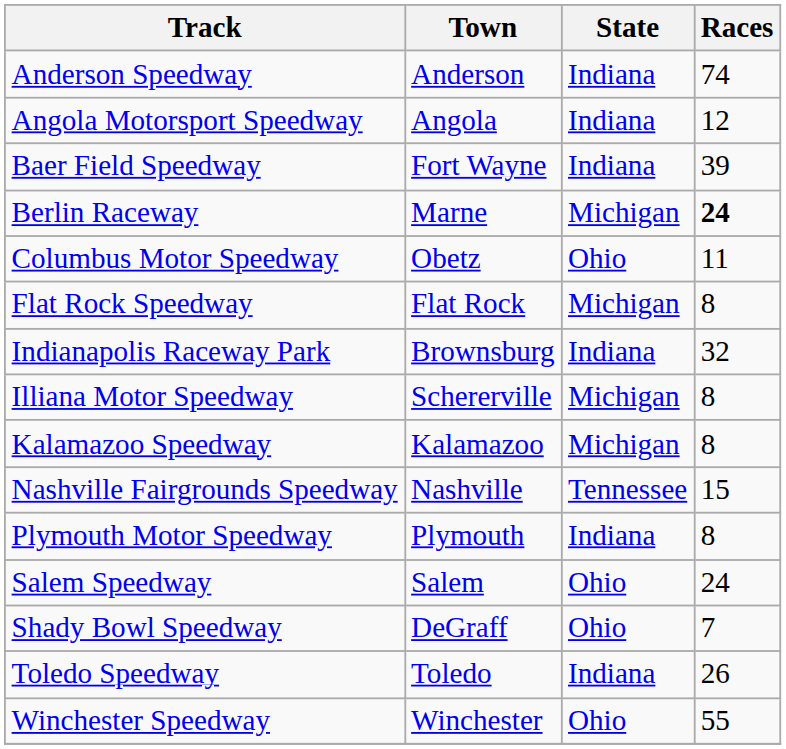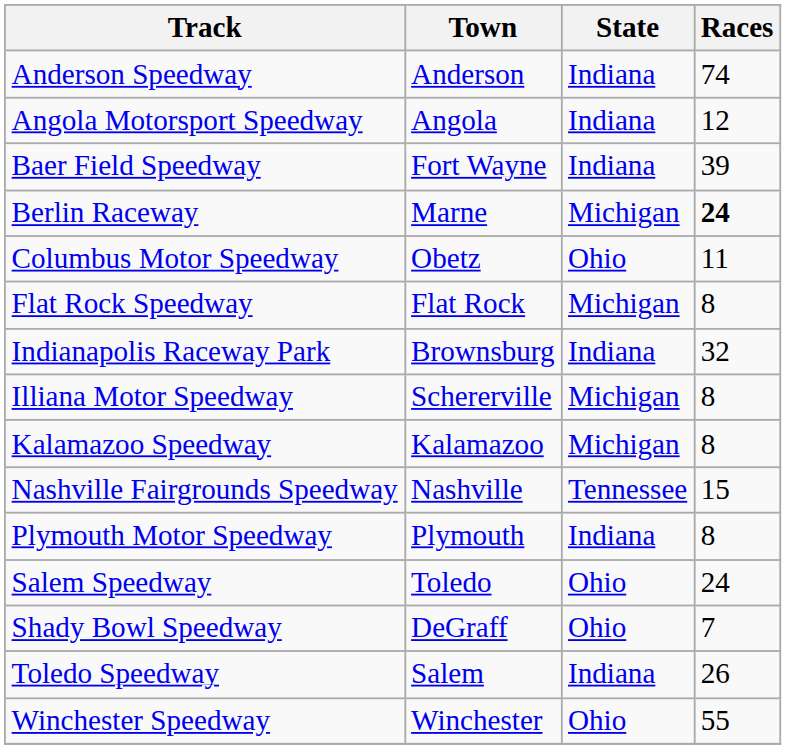(448, 581) Salem -> (451, 581) Toledo
(451, 674) Toledo -> (448, 674) Salem
